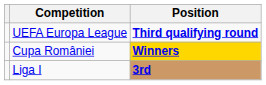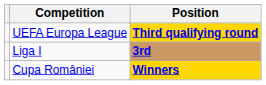(195, 32) no background -> (195, 32) gold background
rows swapped: (27, 70) <-> (53, 51)
